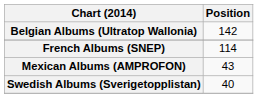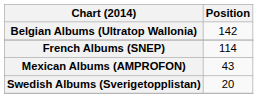(228, 84) 40 -> (228, 84) 20
